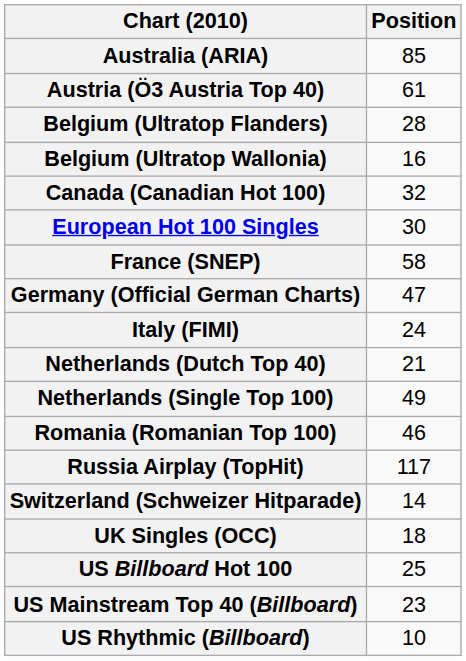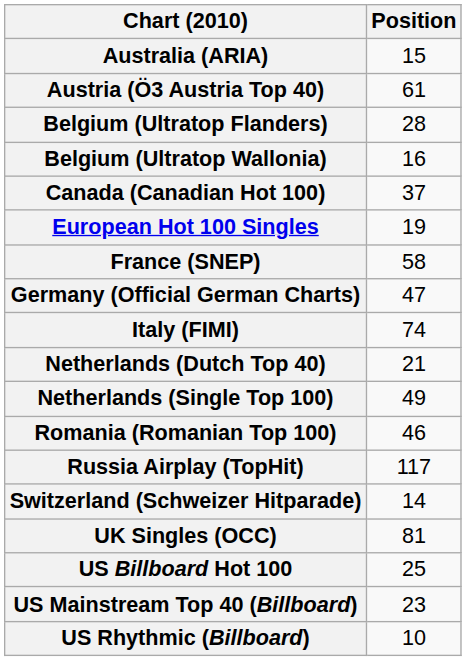(414, 55) 85 -> (414, 55) 15
(414, 192) 32 -> (414, 192) 37
(414, 227) 30 -> (414, 227) 19
(414, 329) 24 -> (414, 329) 74
(414, 535) 18 -> (414, 535) 81
